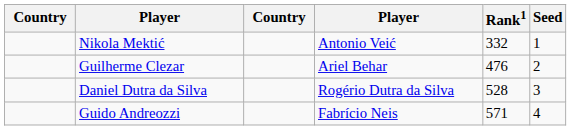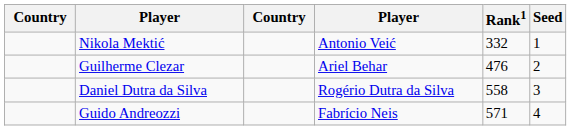(497, 90) 528 -> (497, 90) 558
